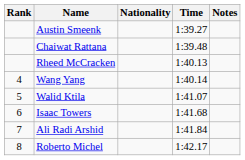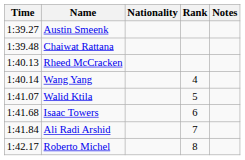columns swapped: (19, 12) <-> (191, 12)
